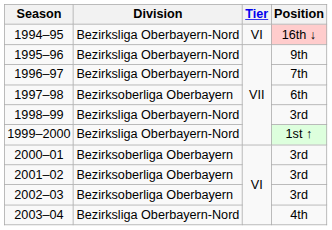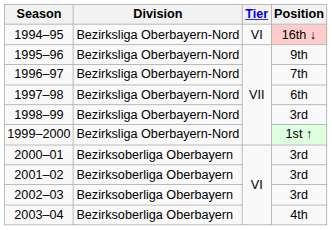(155, 94) Bezirksoberliga Oberbayern -> (158, 94) Bezirksliga Oberbayern-Nord
(158, 214) Bezirksliga Oberbayern-Nord -> (155, 214) Bezirksoberliga Oberbayern
